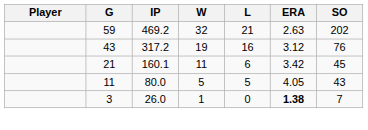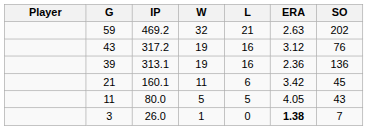+ row: (109, 64)
